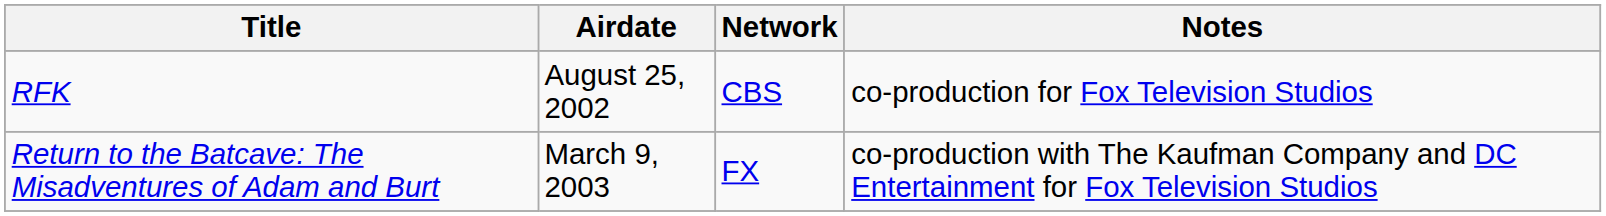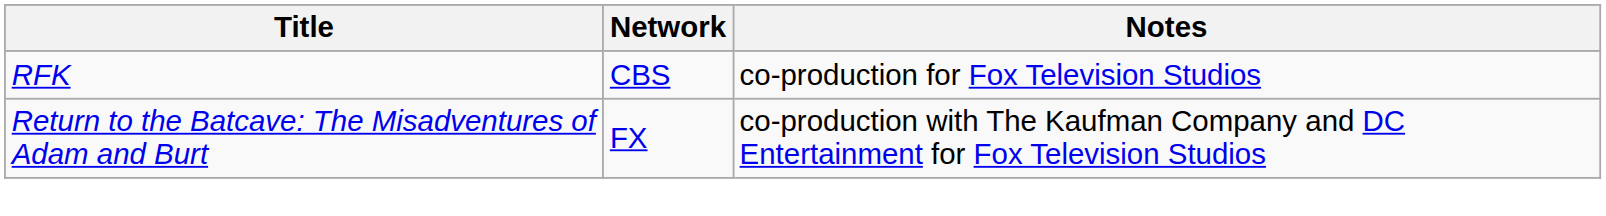- column: (626, 27)
